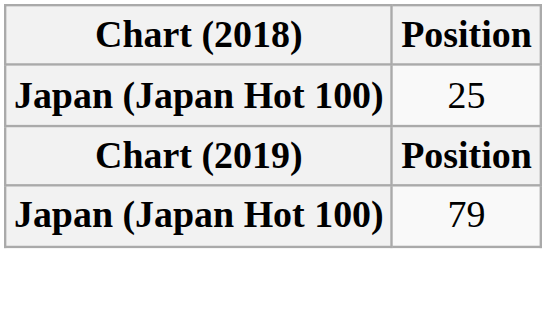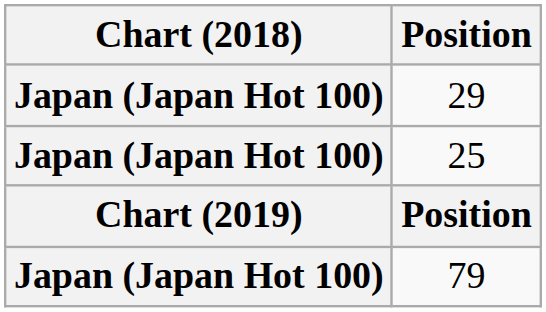+ row: (467, 94)
